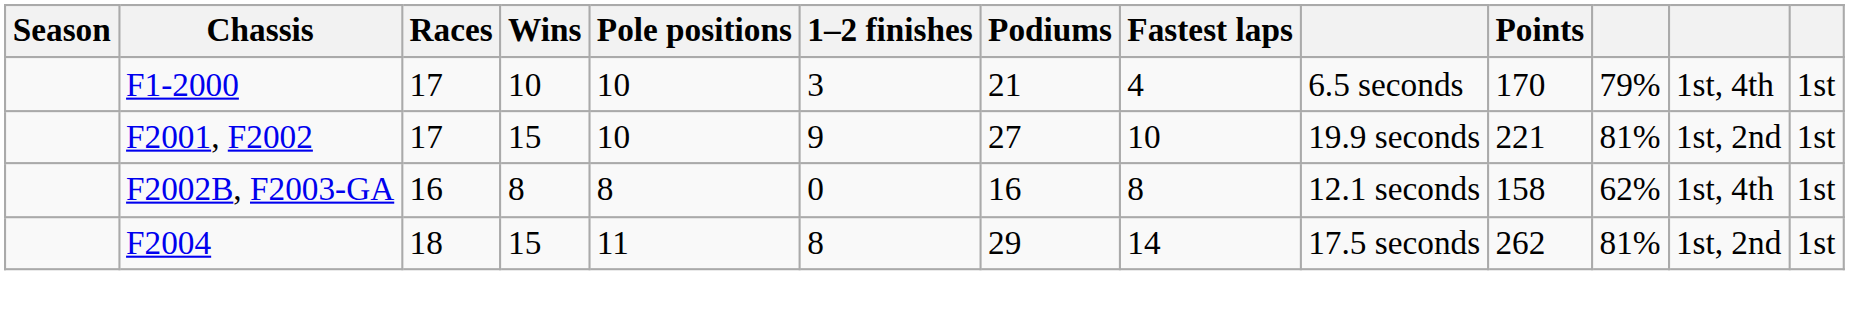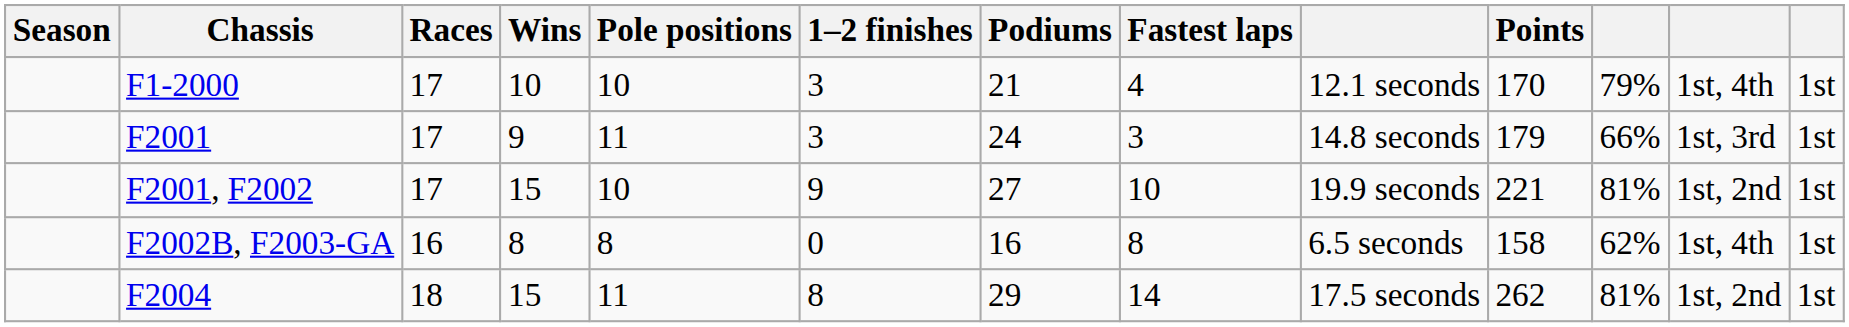(1386, 83) 6.5 seconds -> (1394, 83) 12.1 seconds
+ row: (169, 136)
(1394, 189) 12.1 seconds -> (1386, 242) 6.5 seconds
